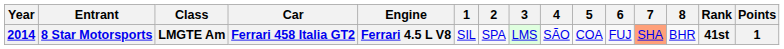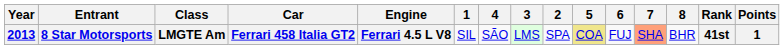columns swapped: (494, 15) <-> (557, 15)
(21, 35) 2014 -> (21, 35) 2013
(589, 35) no background -> (589, 35) khaki background
